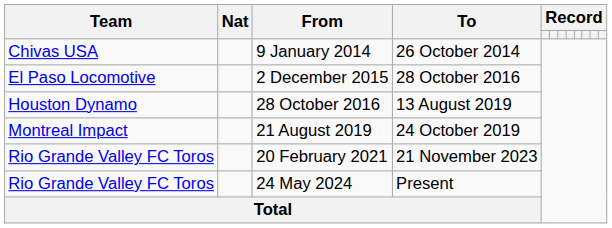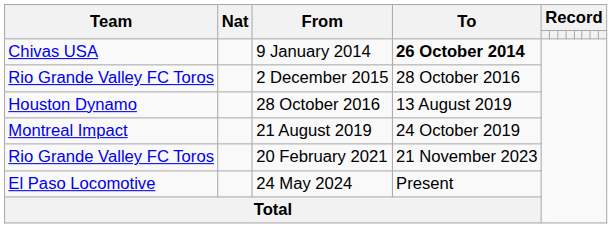(458, 51) normal -> (460, 51) bold
(82, 78) El Paso Locomotive -> (111, 78) Rio Grande Valley FC Toros
(111, 183) Rio Grande Valley FC Toros -> (82, 183) El Paso Locomotive
